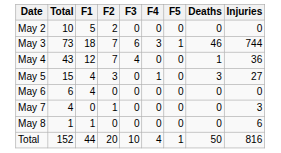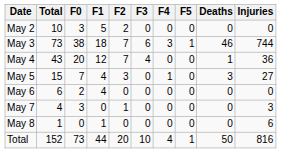+ column: (76, 12)
